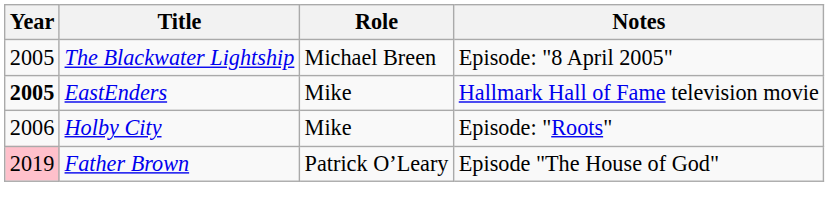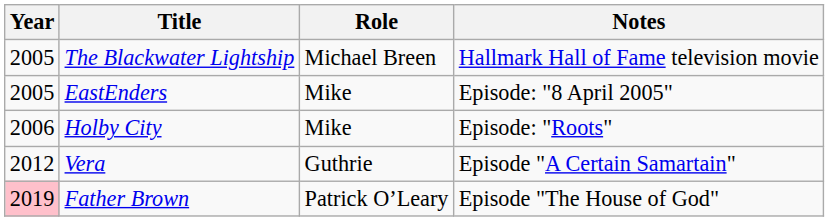(566, 57) Episode: "8 April 2005" -> (639, 57) Hallmark Hall of Fame television movie
(32, 92) bold -> (32, 92) normal
(639, 92) Hallmark Hall of Fame television movie -> (566, 92) Episode: "8 April 2005"
+ row: (85, 163)
